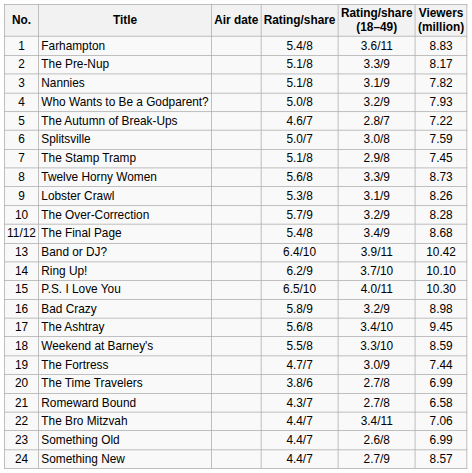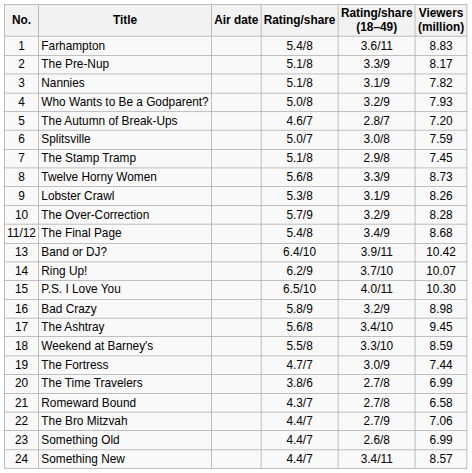(441, 121) 7.22 -> (441, 121) 7.20
(441, 271) 10.10 -> (441, 271) 10.07
(377, 421) 3.4/11 -> (377, 421) 2.7/9
(377, 459) 2.7/9 -> (377, 459) 3.4/11
